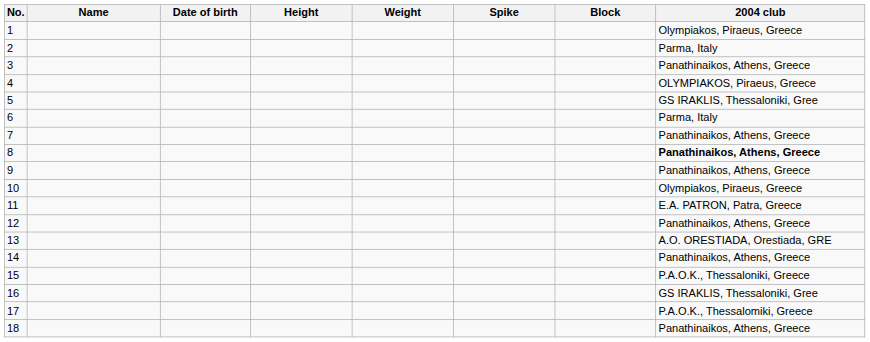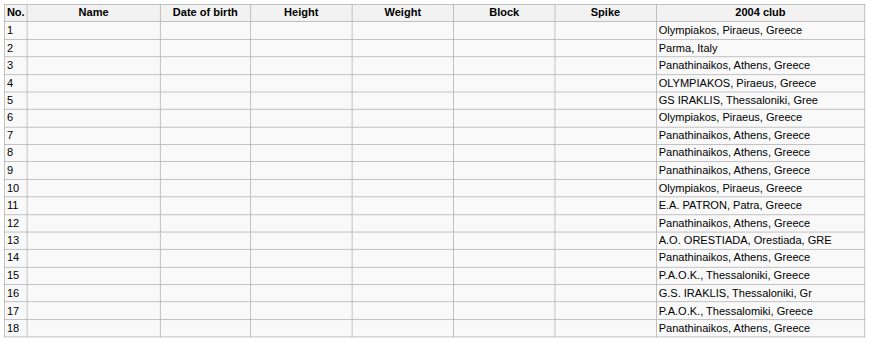columns swapped: (504, 13) <-> (605, 13)
(688, 118) Parma, Italy -> (730, 118) Olympiakos, Piraeus, Greece
(739, 153) bold -> (734, 153) normal
(738, 293) GS IRAKLIS, Thessaloniki, Gree -> (735, 293) G.S. IRAKLIS, Thessaloniki, Gr
